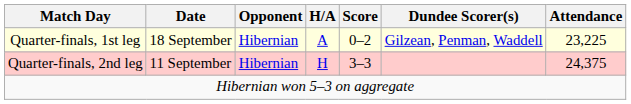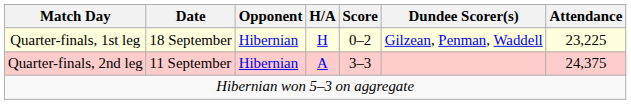(322, 39) A -> (322, 39) H
(322, 63) H -> (322, 63) A
